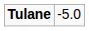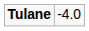(69, 14) -5.0 -> (69, 14) -4.0
